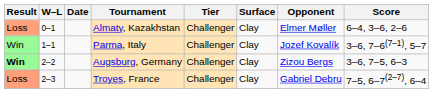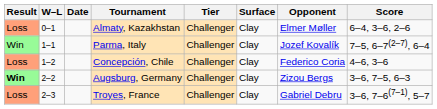(386, 45) 3–6, 7–6(7–1), 5–7 -> (390, 45) 7–5, 6–7(2–7), 6–4
+ row: (133, 62)
(386, 79) 7–5, 6–7(2–7), 6–4 -> (390, 95) 3–6, 7–6(7–1), 5–7
